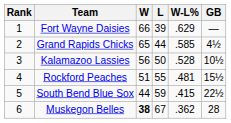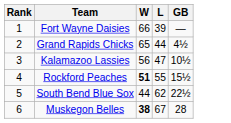- column: (185, 12)
(160, 61) 50 -> (160, 61) 47
(144, 77) normal -> (144, 77) bold
(160, 93) 59 -> (160, 93) 62
